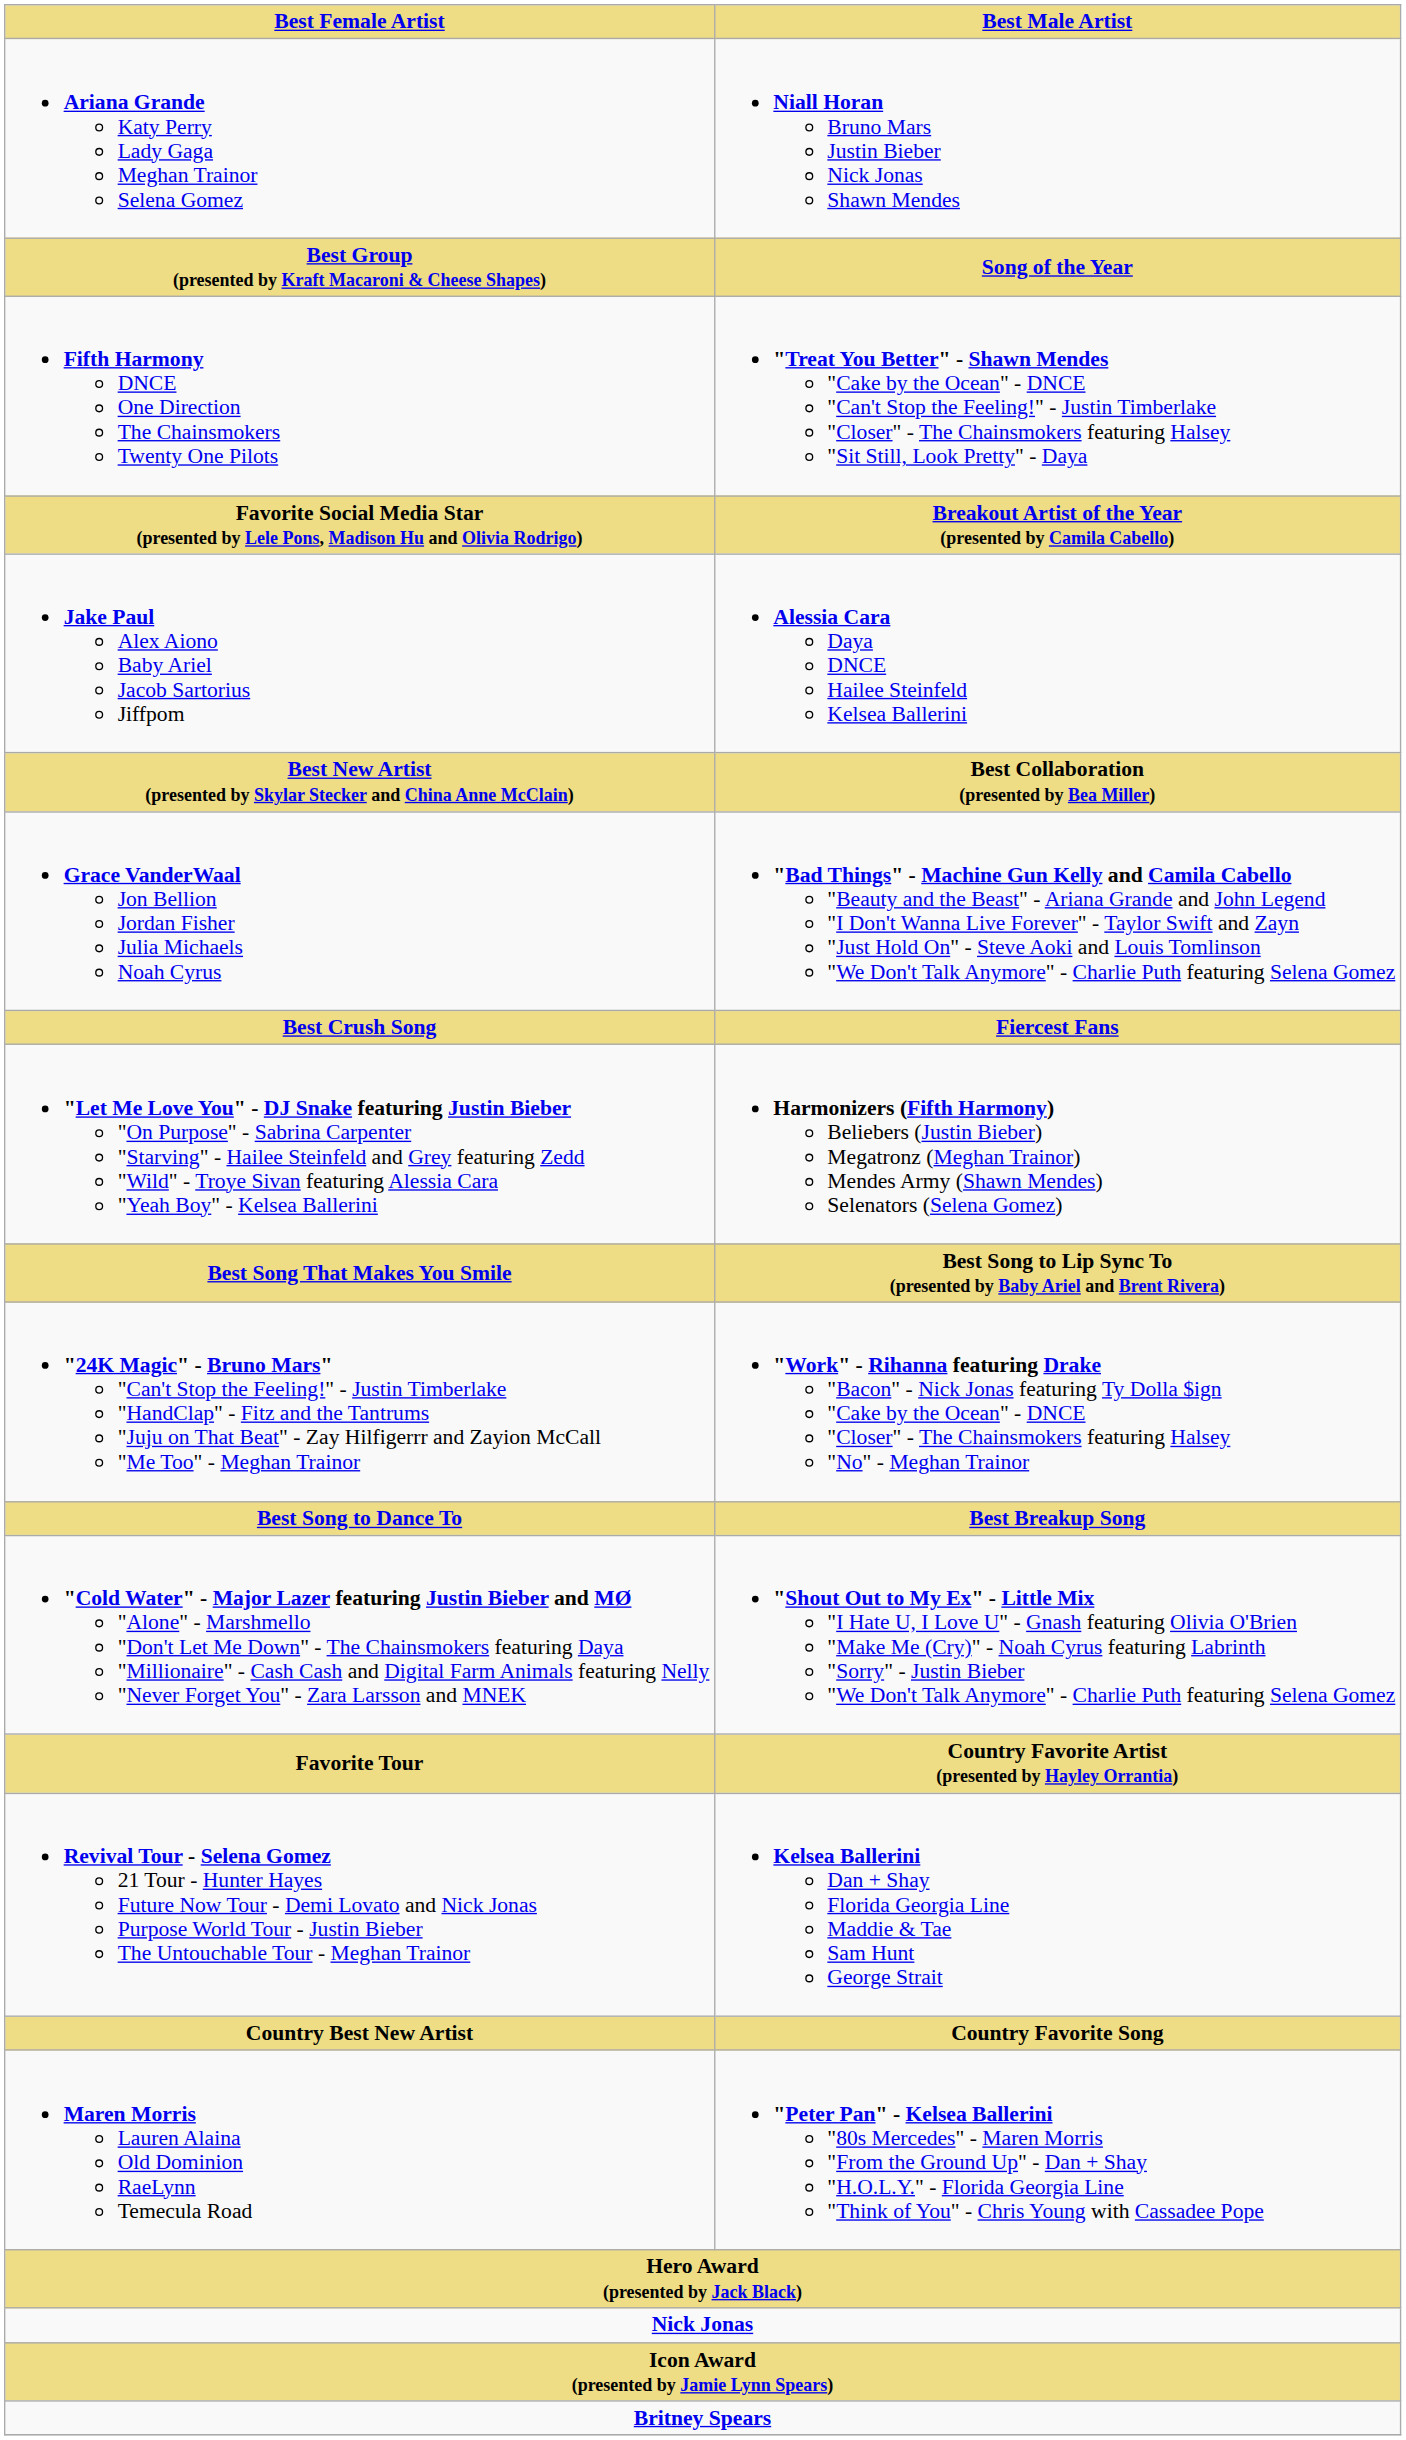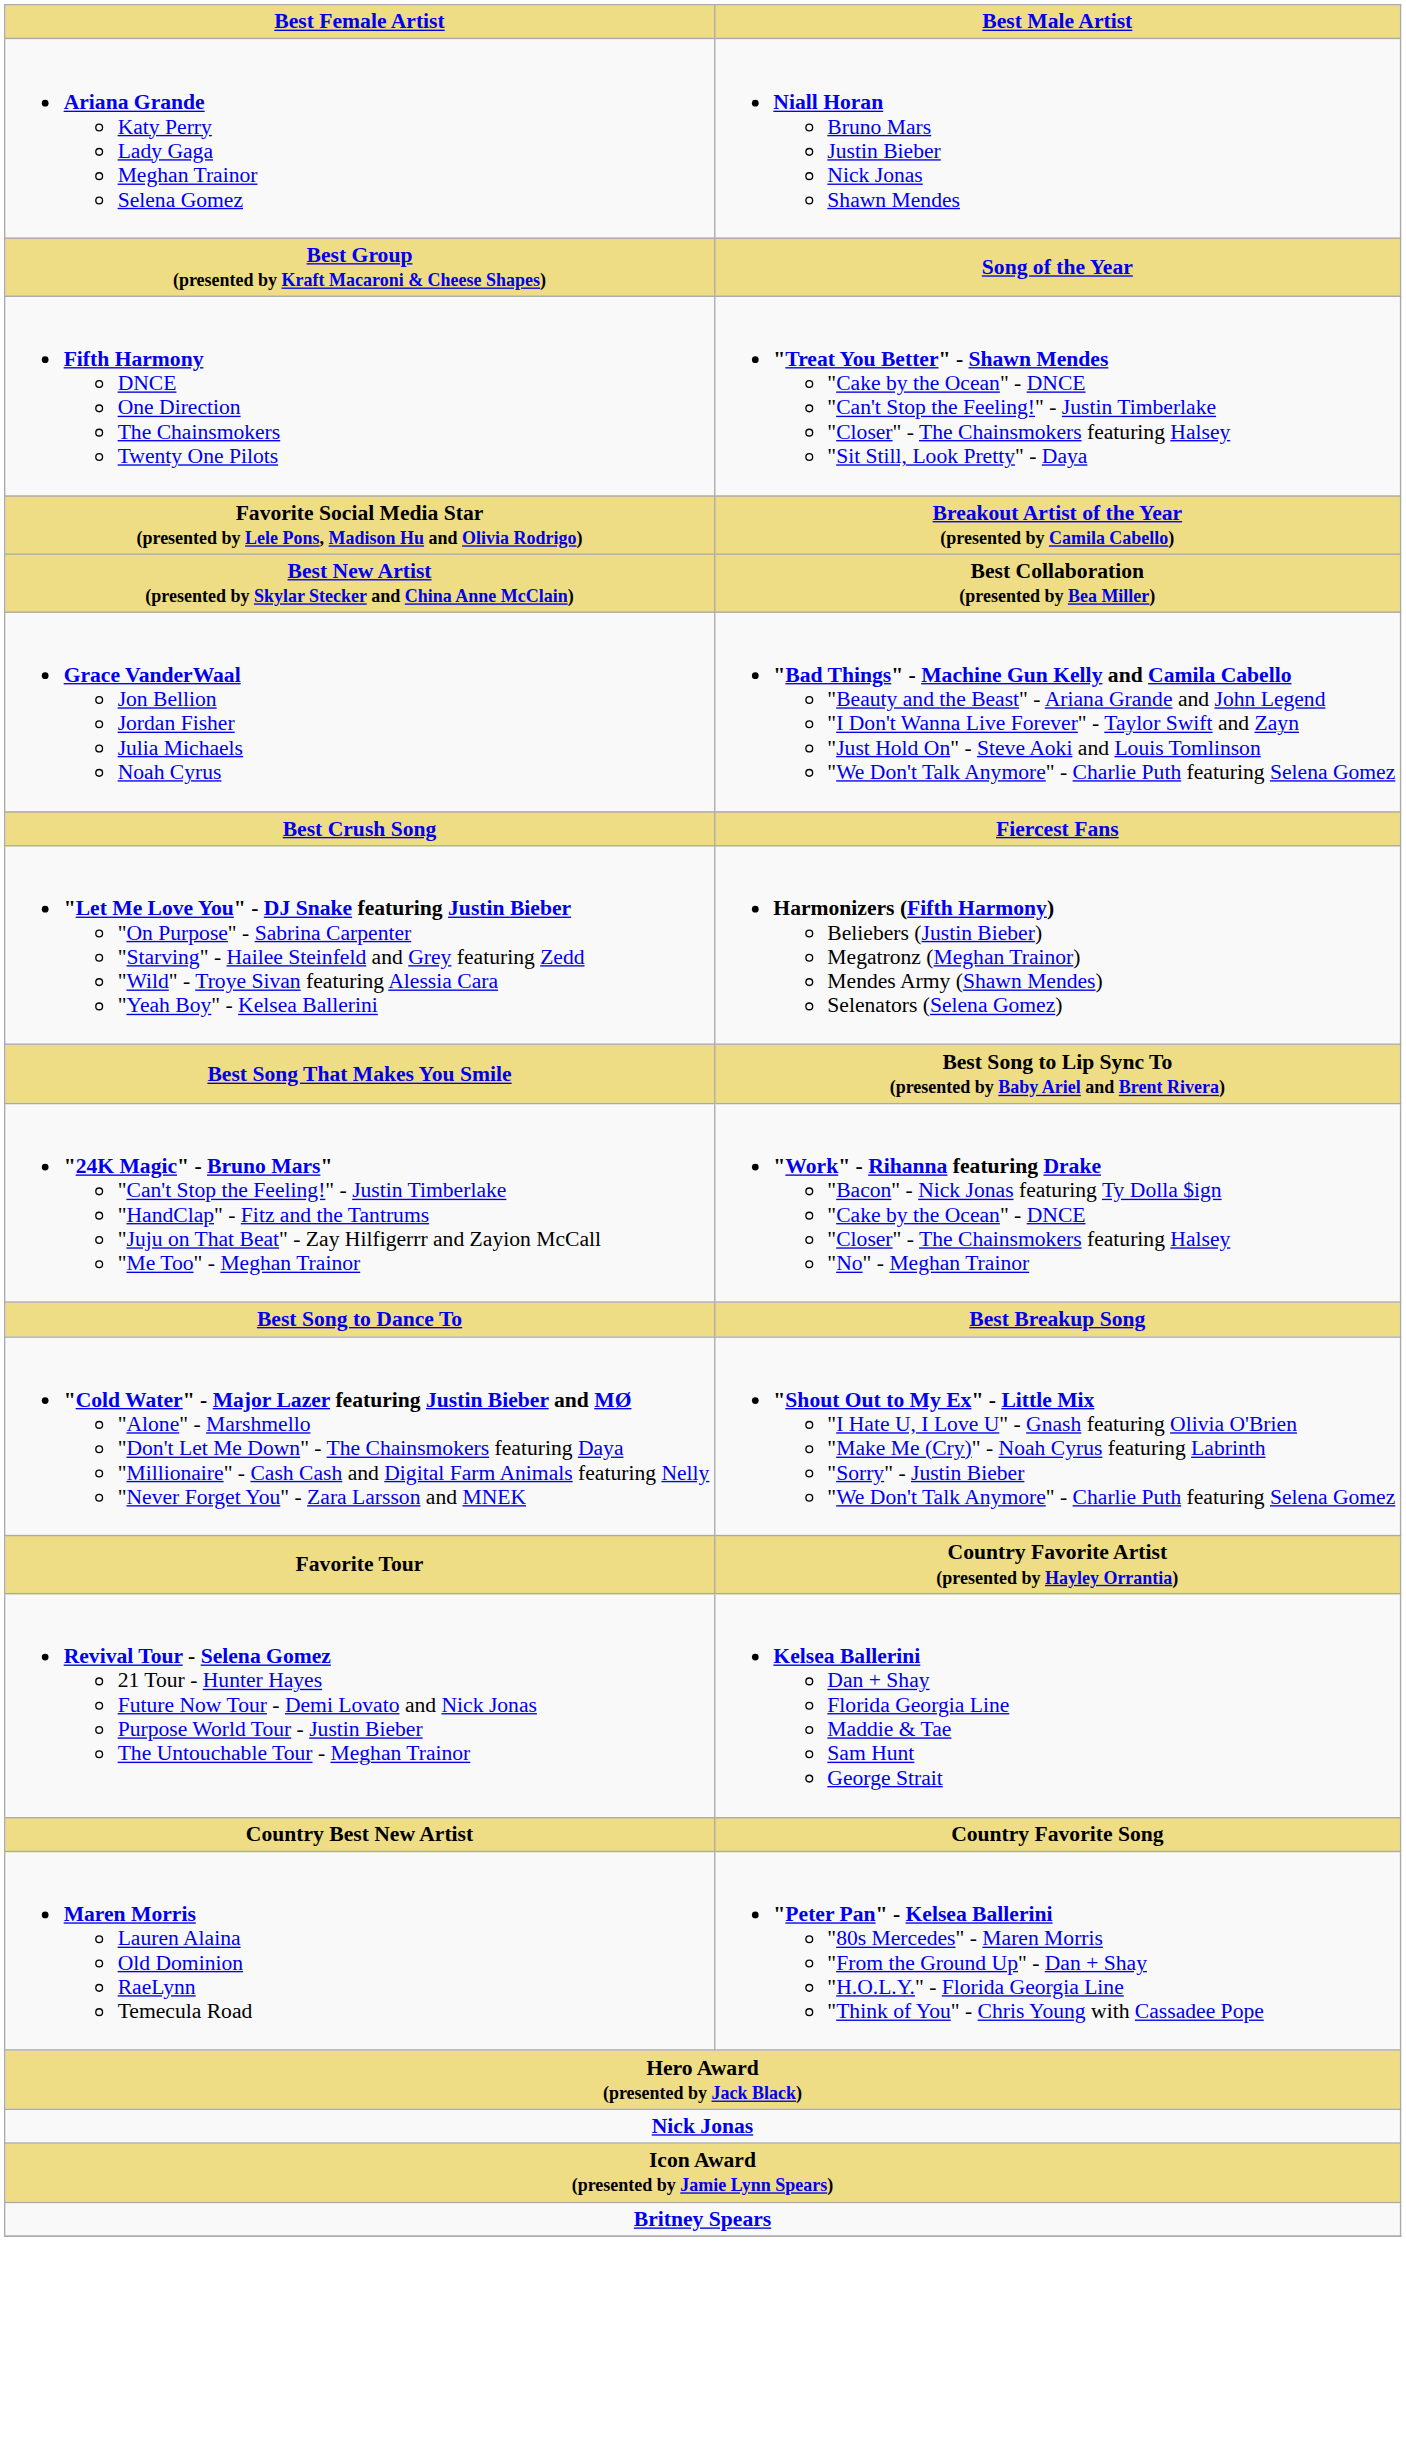- row: (360, 666)
